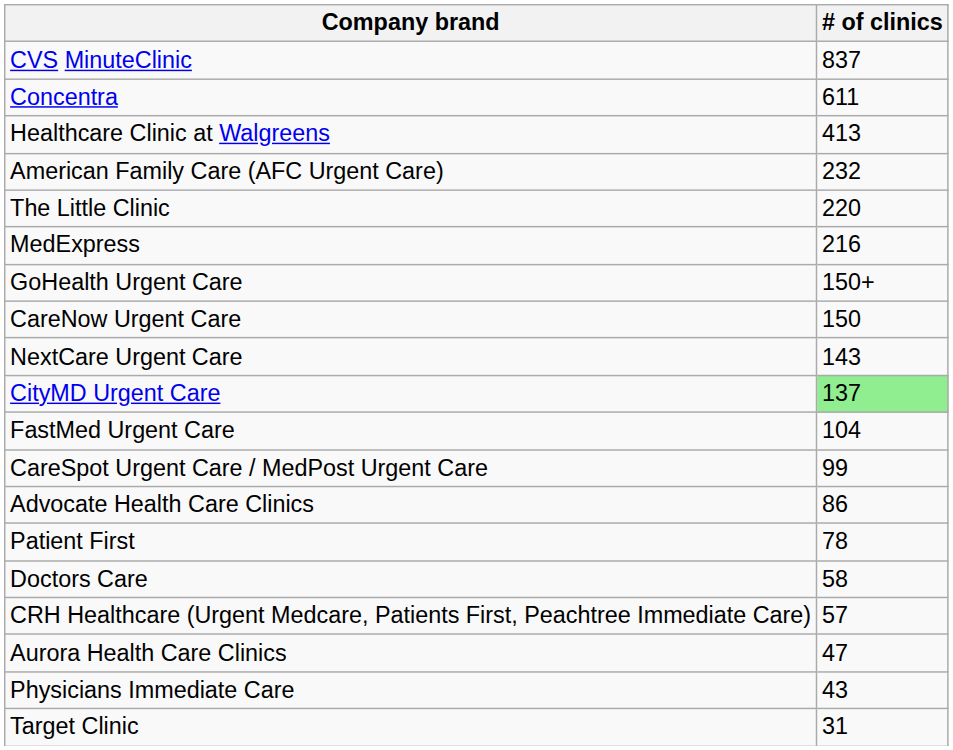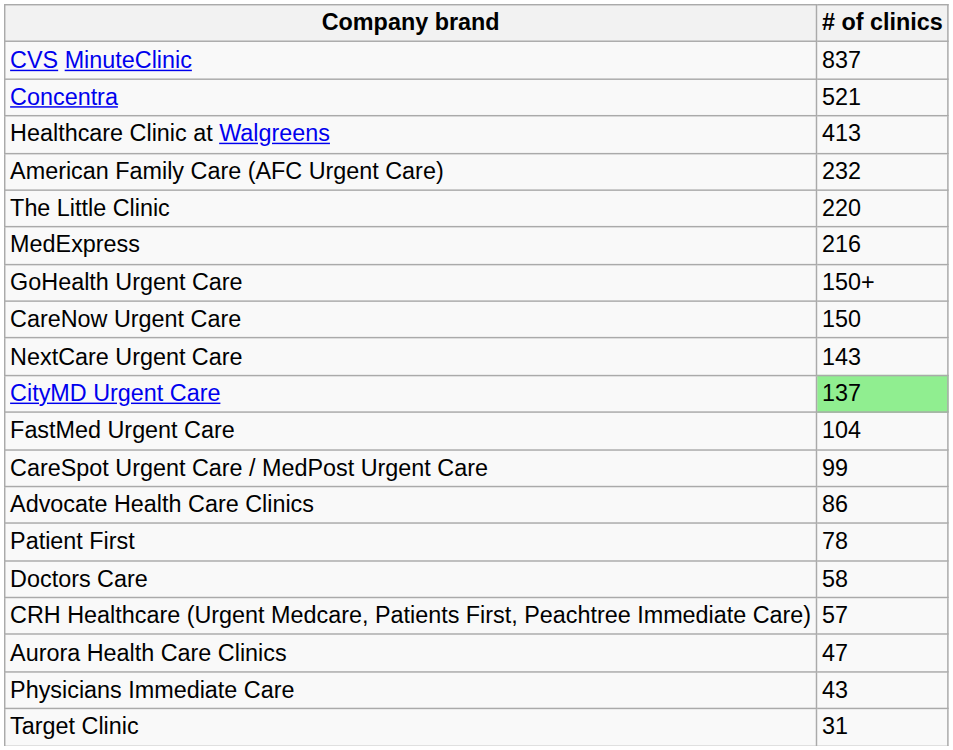(841, 97) 611 -> (841, 97) 521
